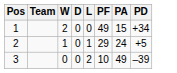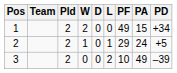+ column: (68, 12)
